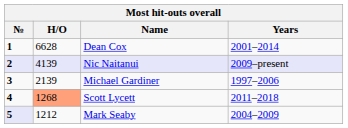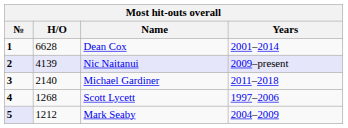(46, 81) 2139 -> (46, 81) 2140
(255, 81) 1997–2006 -> (255, 81) 2011–2018
(46, 98) lightsalmon background -> (46, 98) no background
(255, 98) 2011–2018 -> (255, 98) 1997–2006
